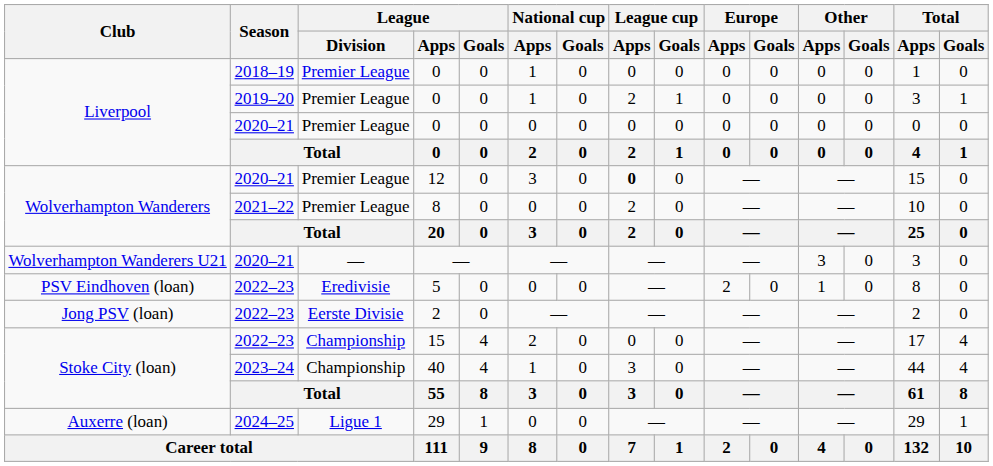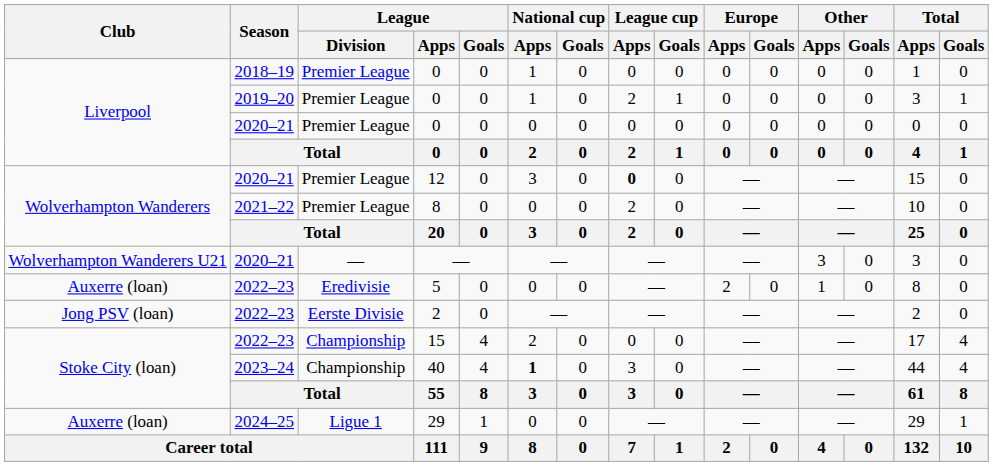(118, 286) PSV Eindhoven (loan) -> (118, 286) Auxerre (loan)
(532, 367) normal -> (532, 367) bold
